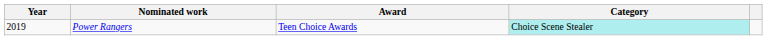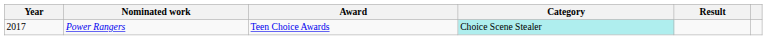+ column: (713, 12)
(16, 27) 2019 -> (16, 27) 2017
